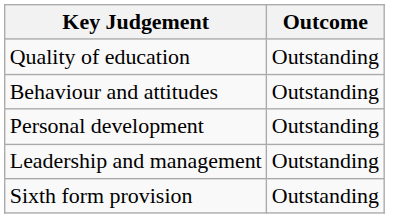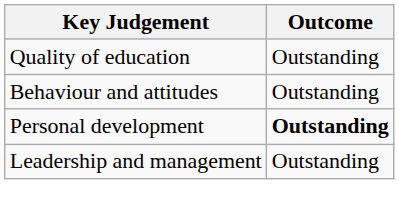(325, 126) normal -> (330, 126) bold
- row: (101, 195)
